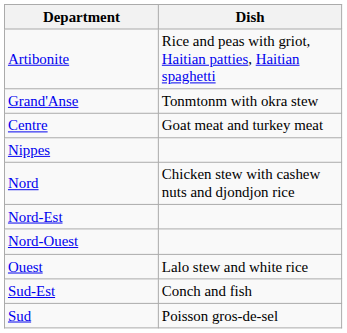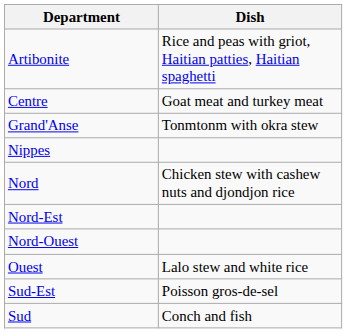rows swapped: (28, 125) <-> (43, 101)
(207, 290) Conch and fish -> (220, 290) Poisson gros-de-sel
(220, 315) Poisson gros-de-sel -> (207, 315) Conch and fish
